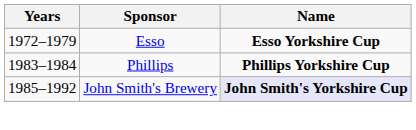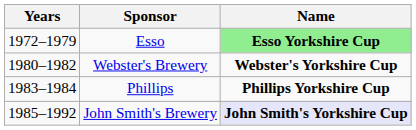(316, 40) no background -> (316, 40) lightgreen background
+ row: (150, 64)
